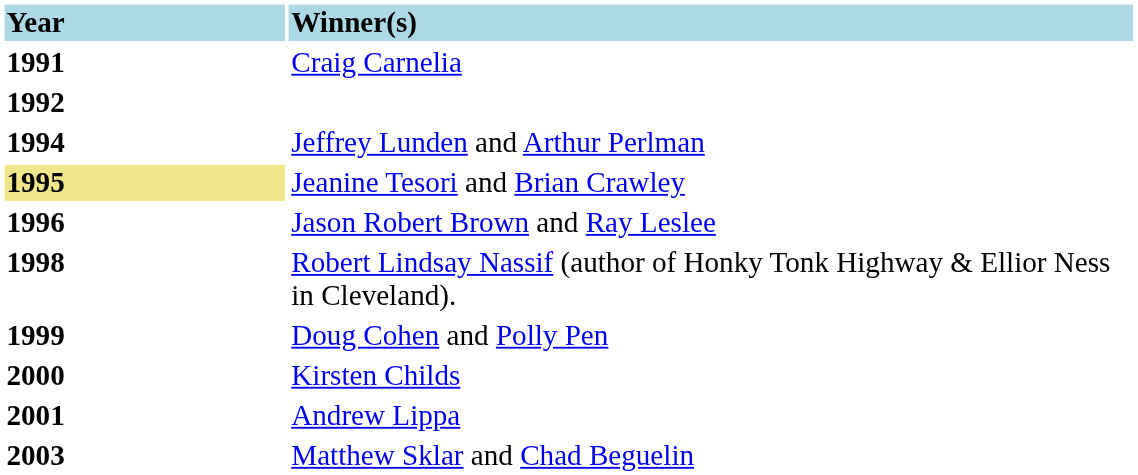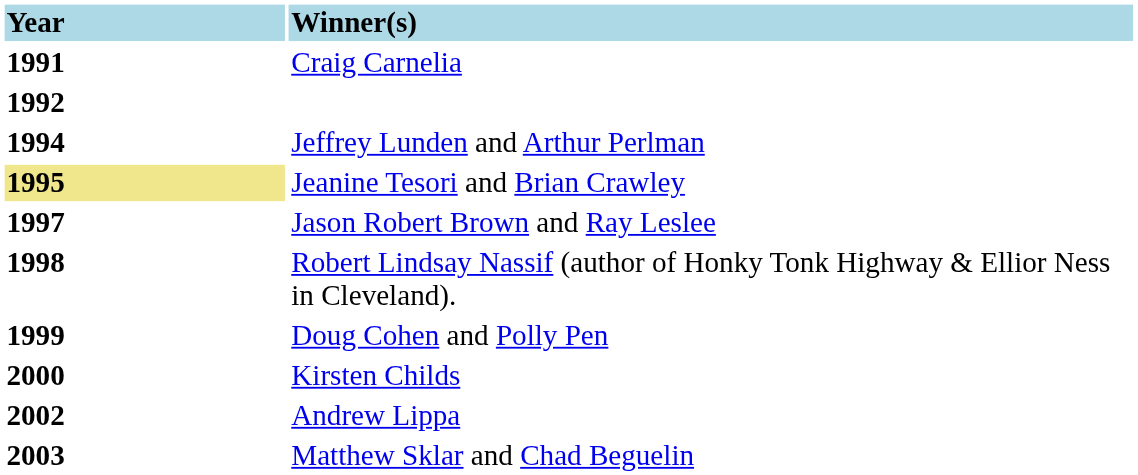(36, 222) 1996 -> (36, 222) 1997
(36, 415) 2001 -> (36, 415) 2002
